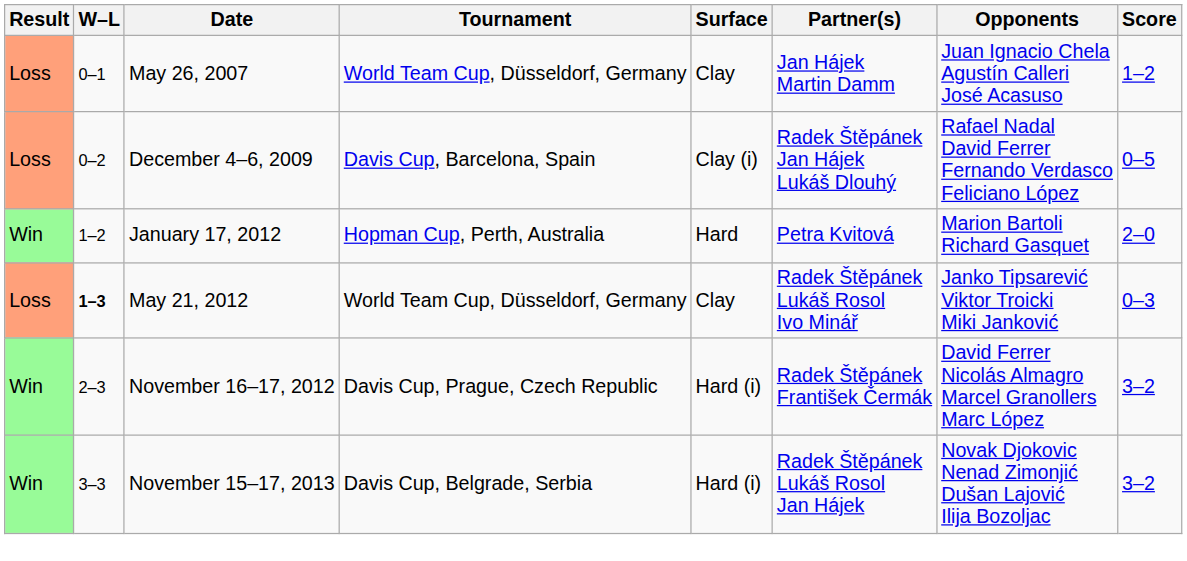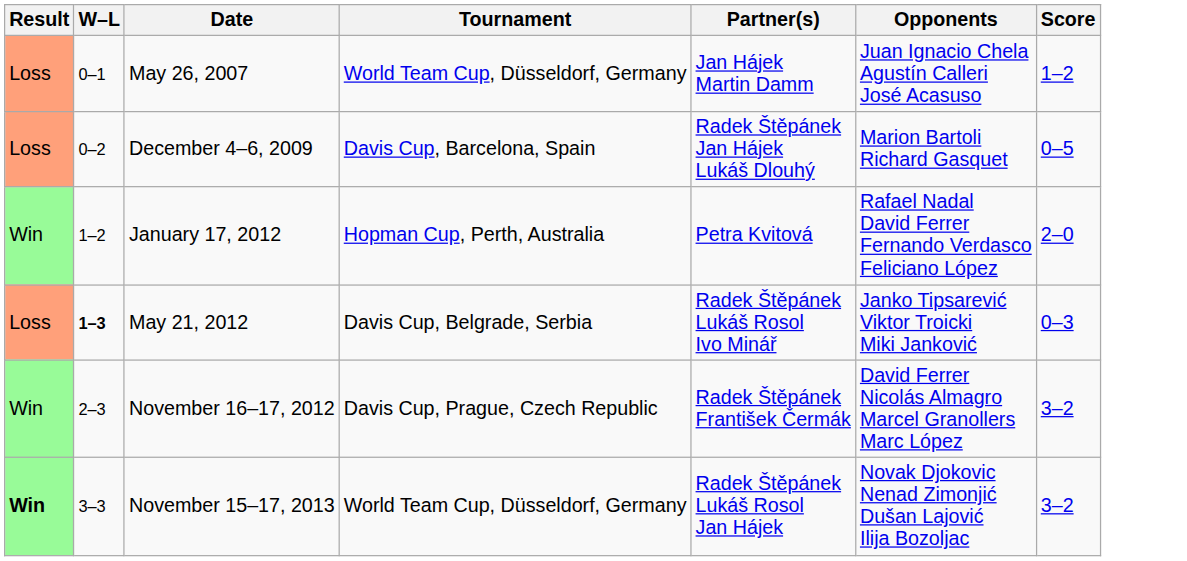- column: (732, 20)
(1027, 160) Rafael Nadal David Ferrer Fernando Verdasco Feliciano López -> (934, 148) Marion Bartoli Richard Gasquet
(1015, 235) Marion Bartoli Richard Gasquet -> (946, 235) Rafael Nadal David Ferrer Fernando Verdasco Feliciano López
(515, 299) World Team Cup, Düsseldorf, Germany -> (468, 322) Davis Cup, Belgrade, Serbia
(26, 484) normal -> (27, 506) bold
(468, 484) Davis Cup, Belgrade, Serbia -> (515, 506) World Team Cup, Düsseldorf, Germany
